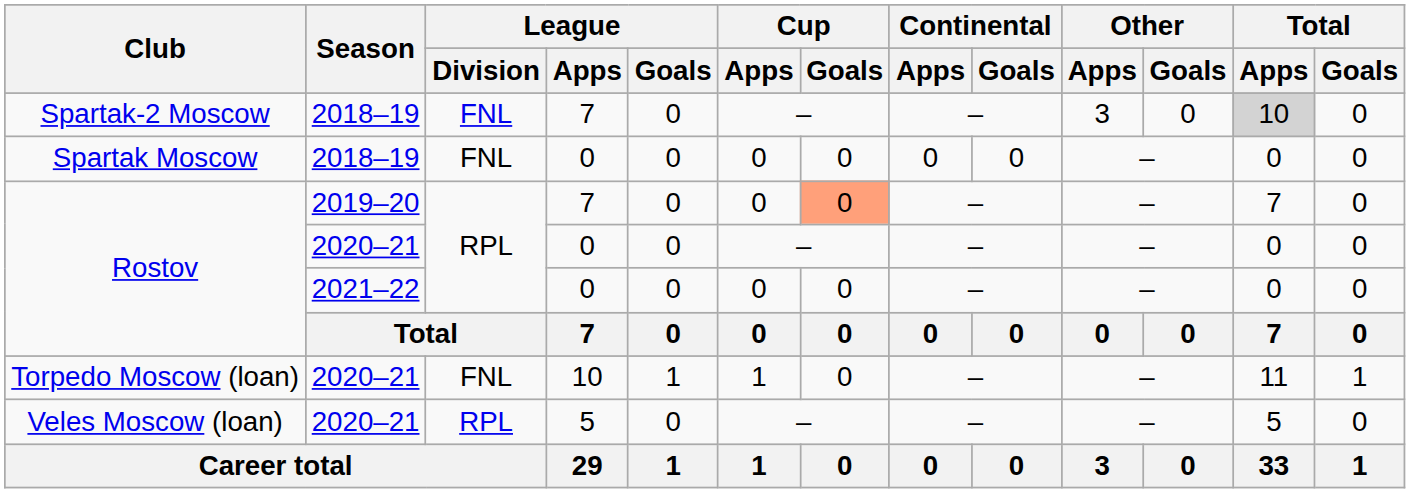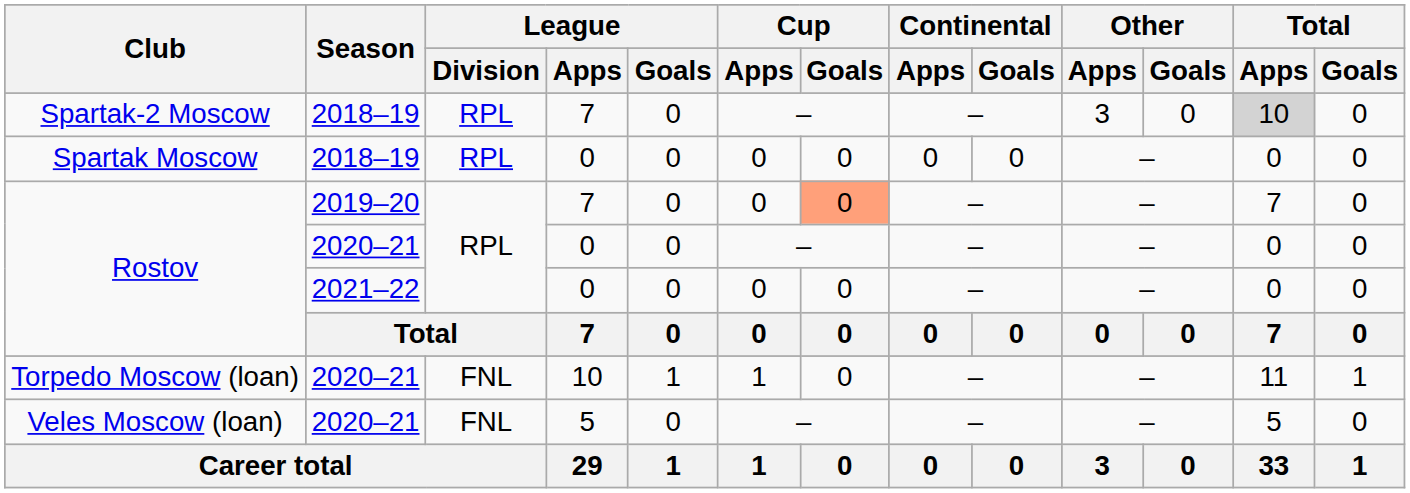(486, 114) FNL -> (486, 114) RPL
(486, 158) FNL -> (486, 158) RPL
(486, 421) RPL -> (486, 421) FNL
